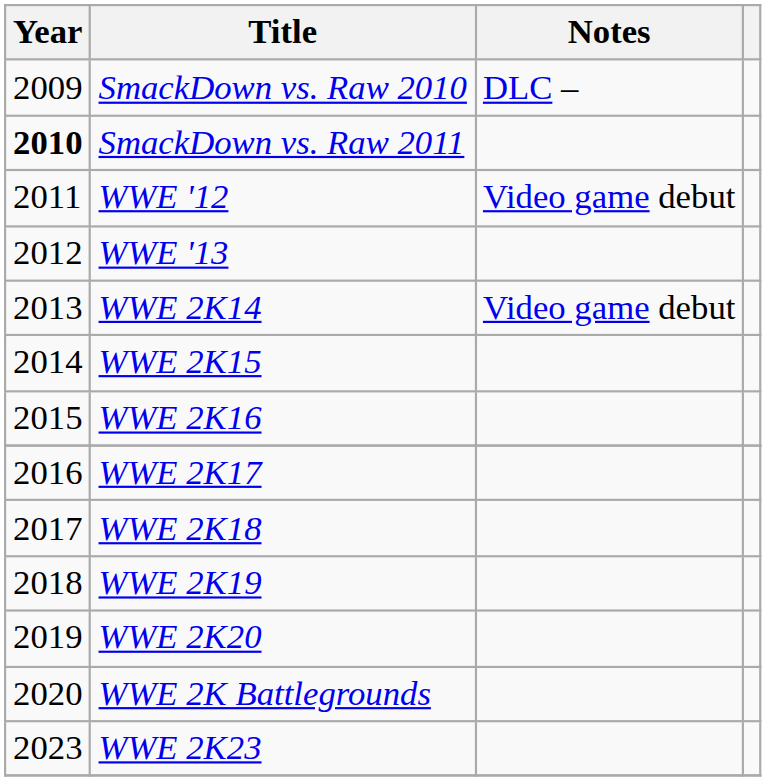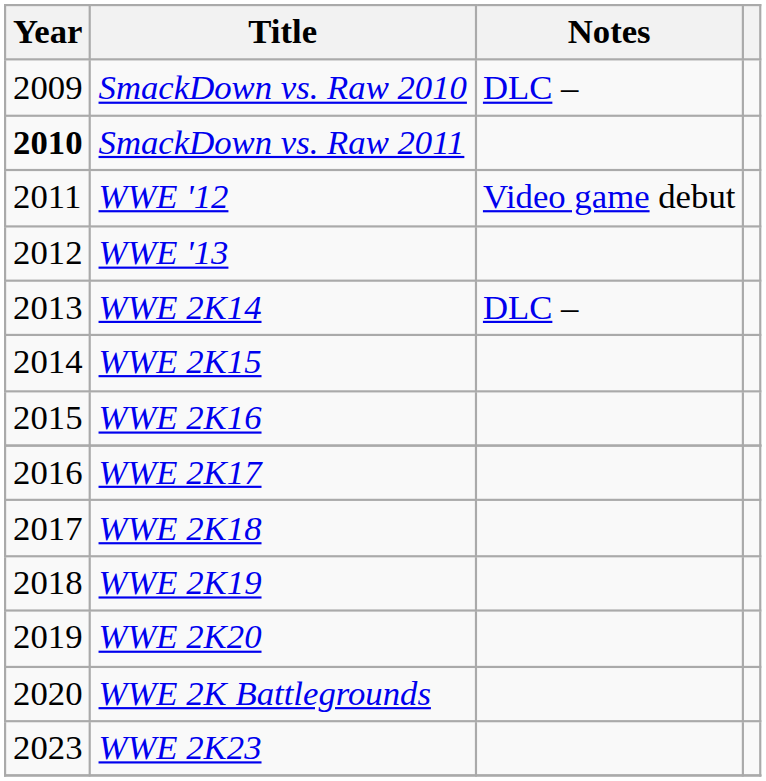(609, 307) Video game debut -> (531, 307) DLC –
